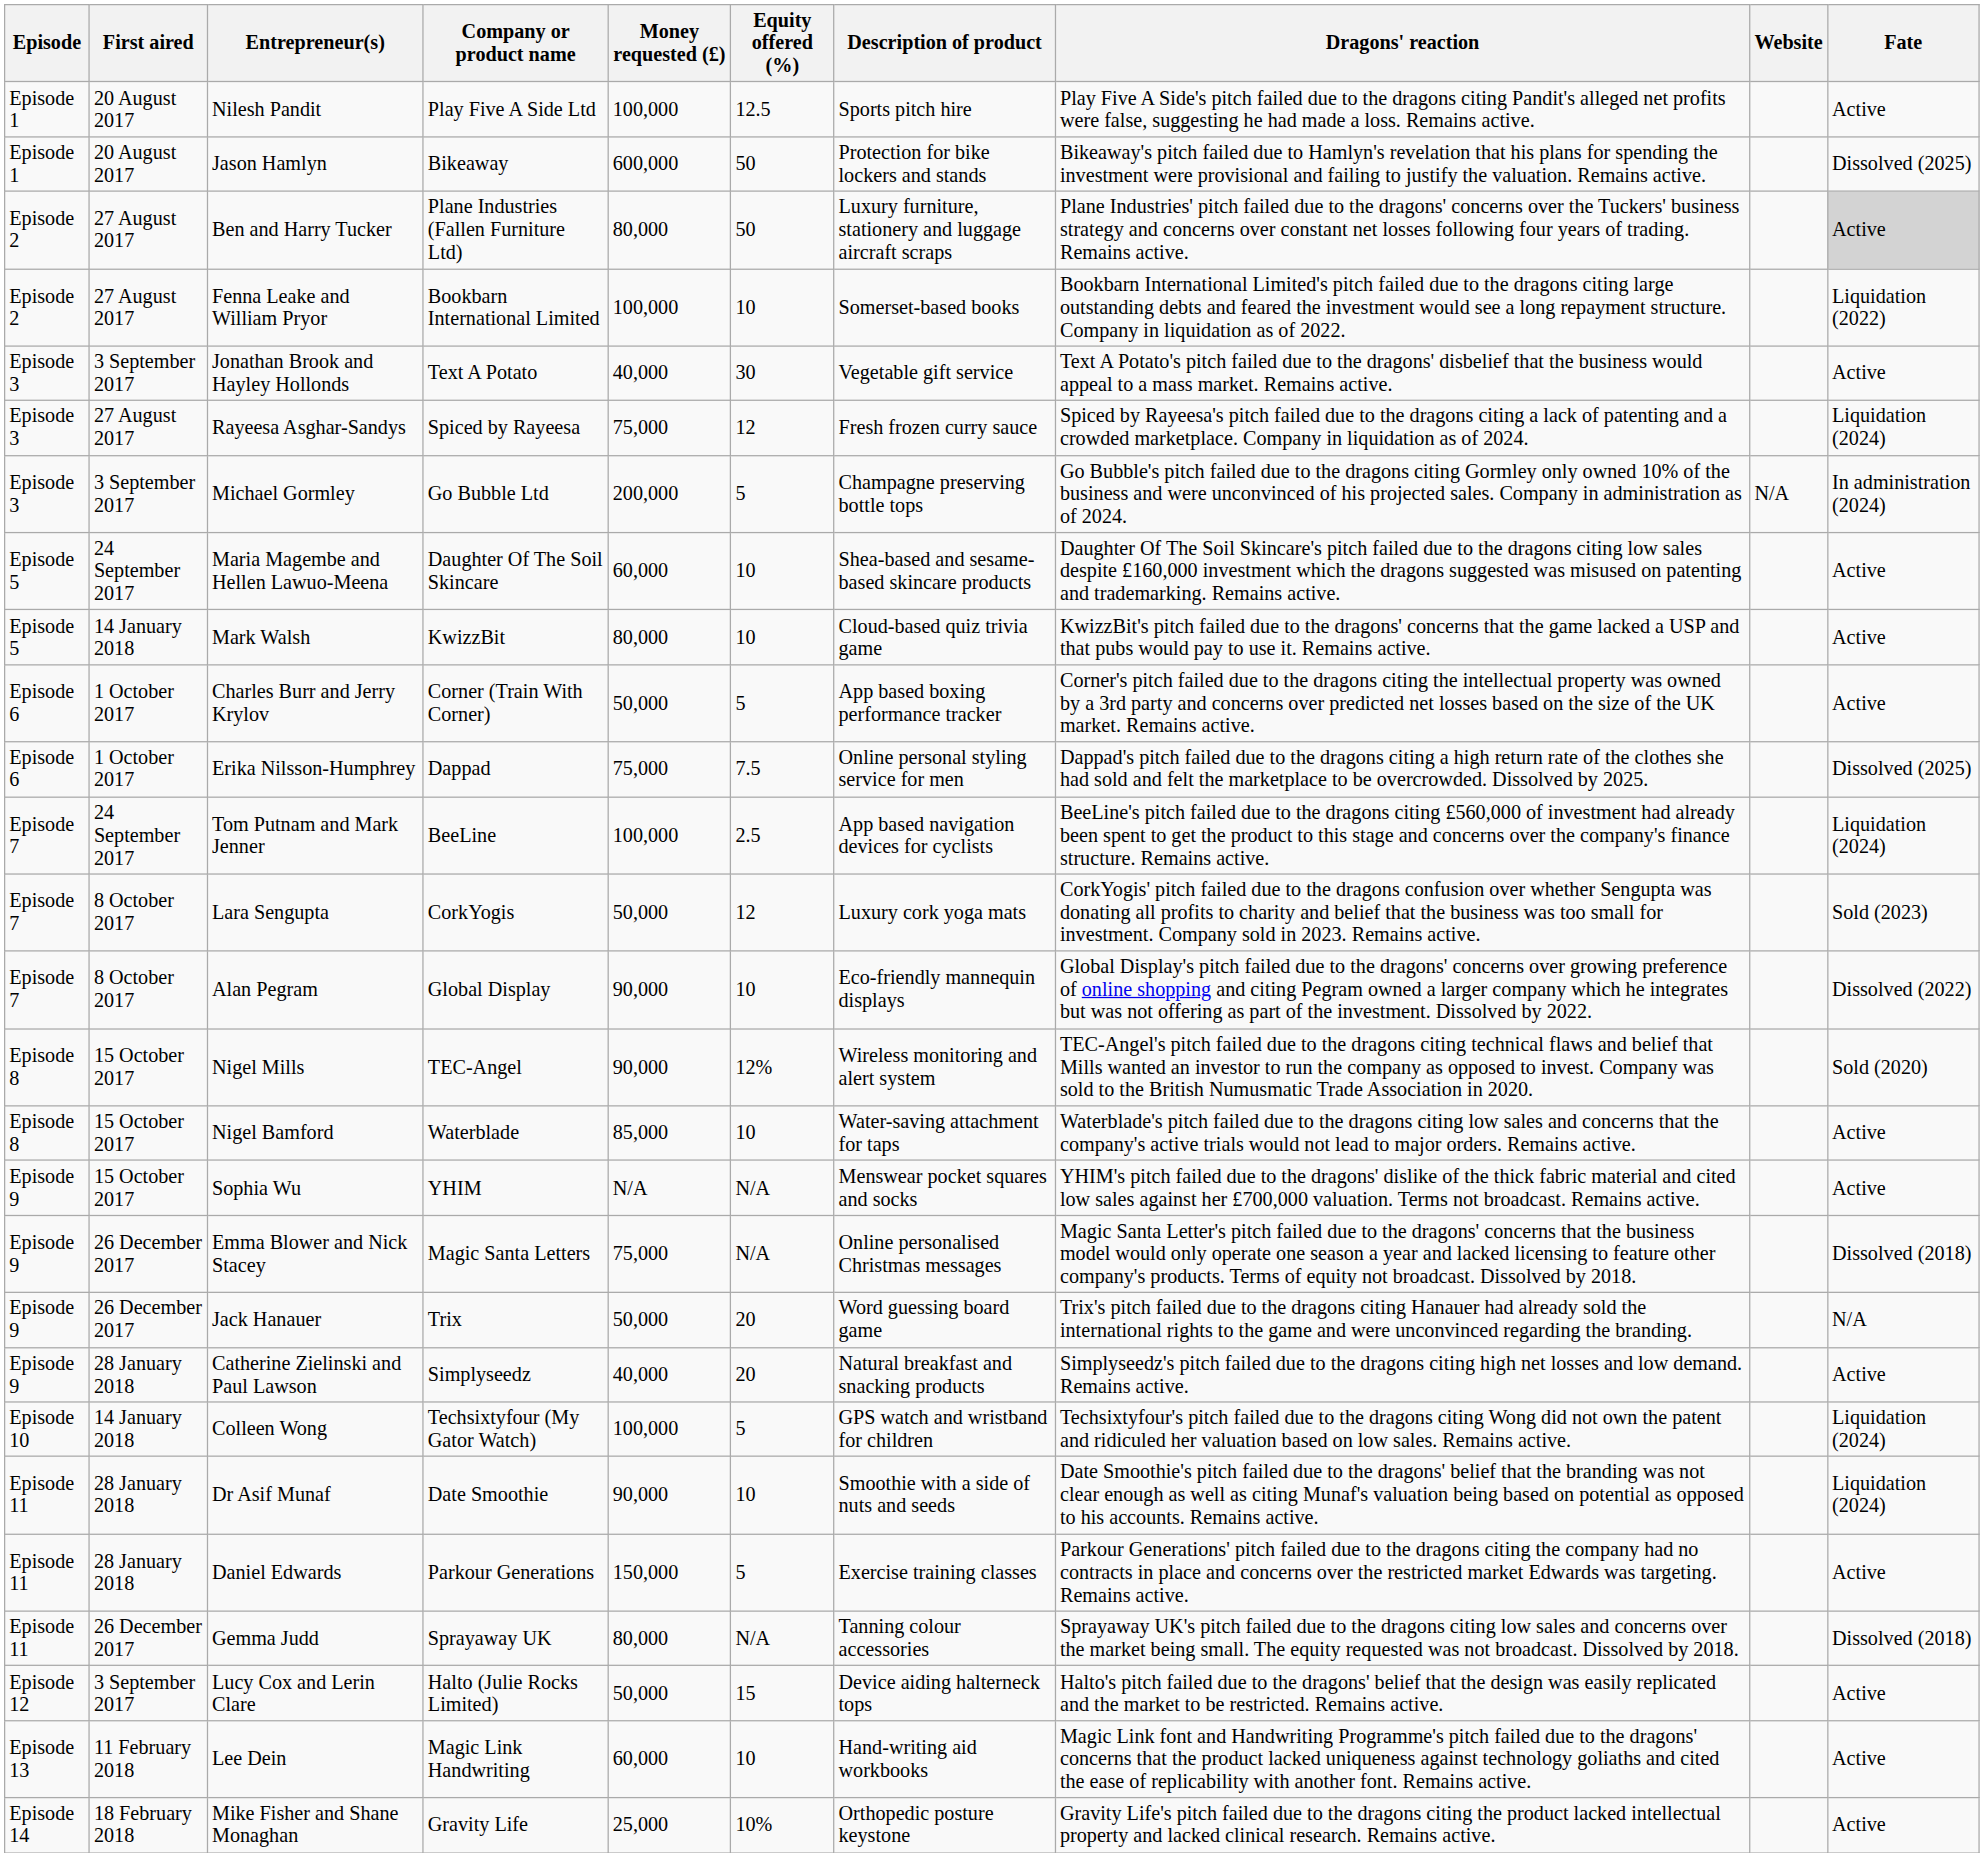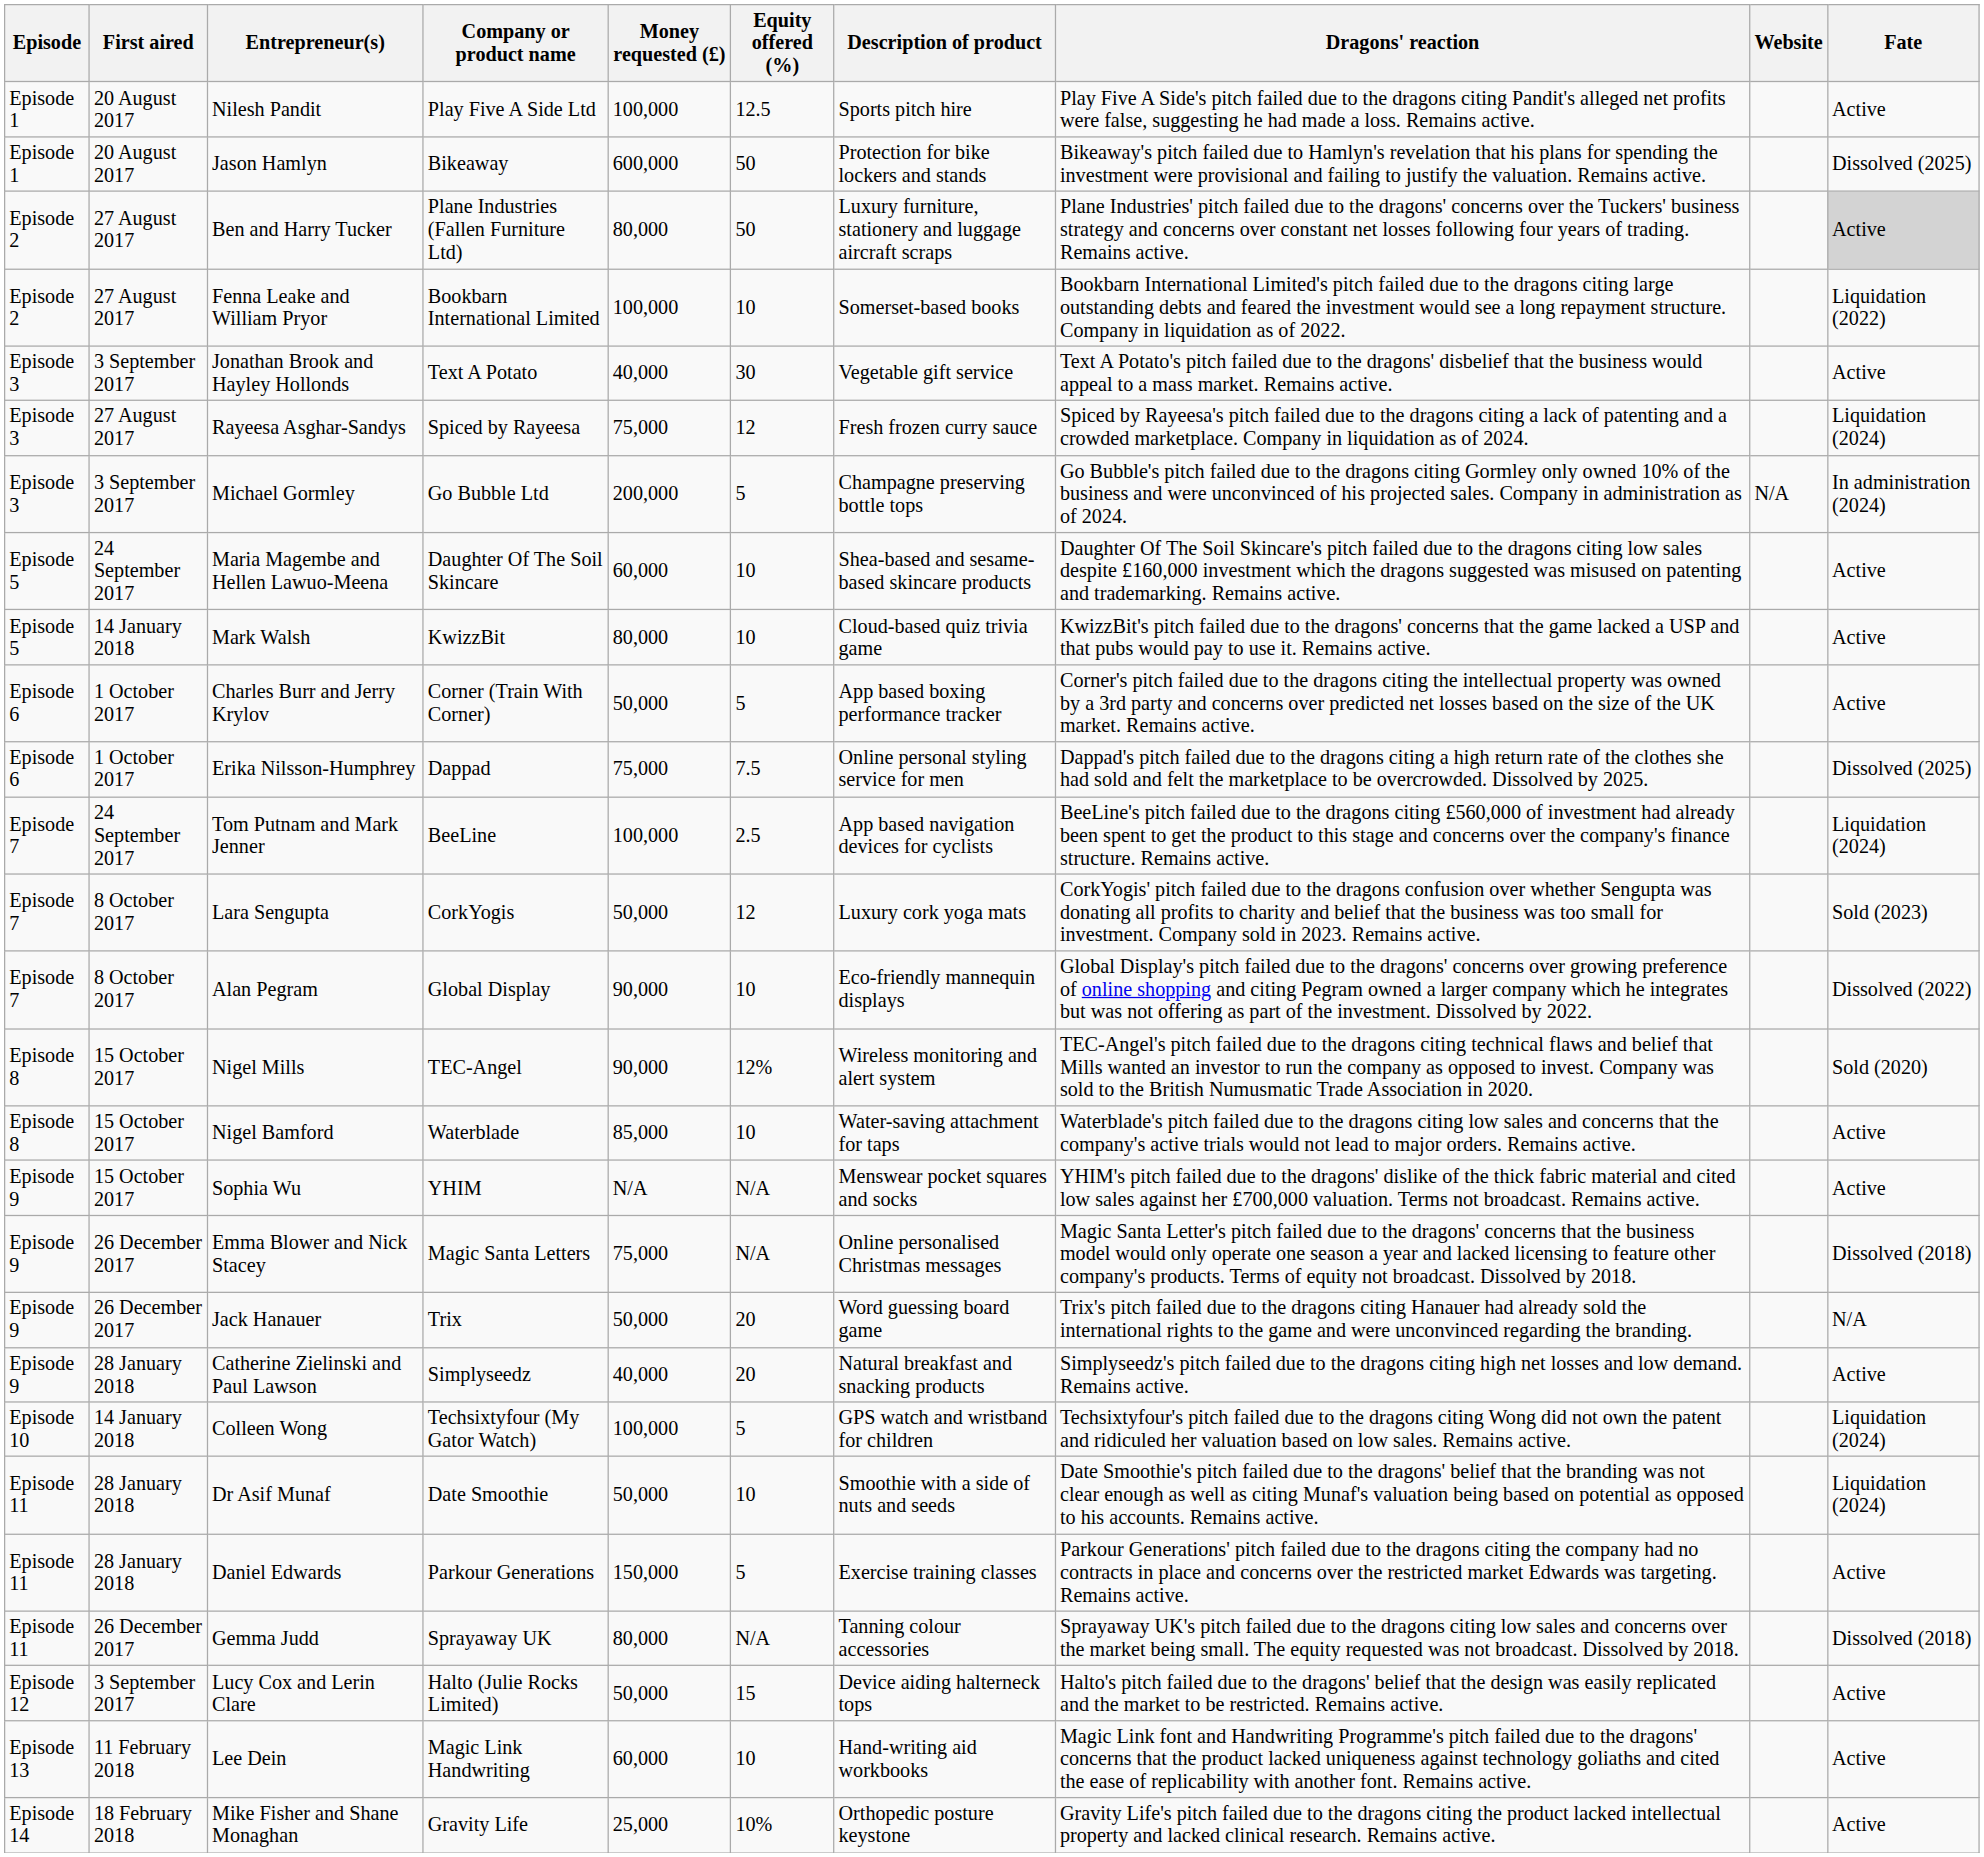(640, 1495) 90,000 -> (640, 1495) 50,000
